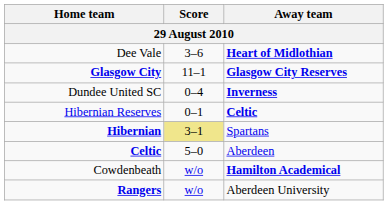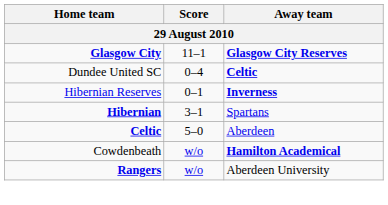- row: (139, 53)
(252, 92) Inverness -> (242, 72) Celtic
(242, 111) Celtic -> (252, 92) Inverness
(194, 131) khaki background -> (194, 111) no background
